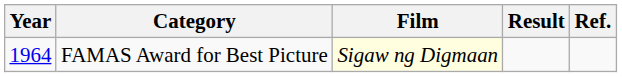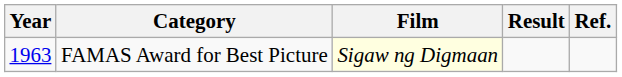(30, 54) 1964 -> (30, 54) 1963
